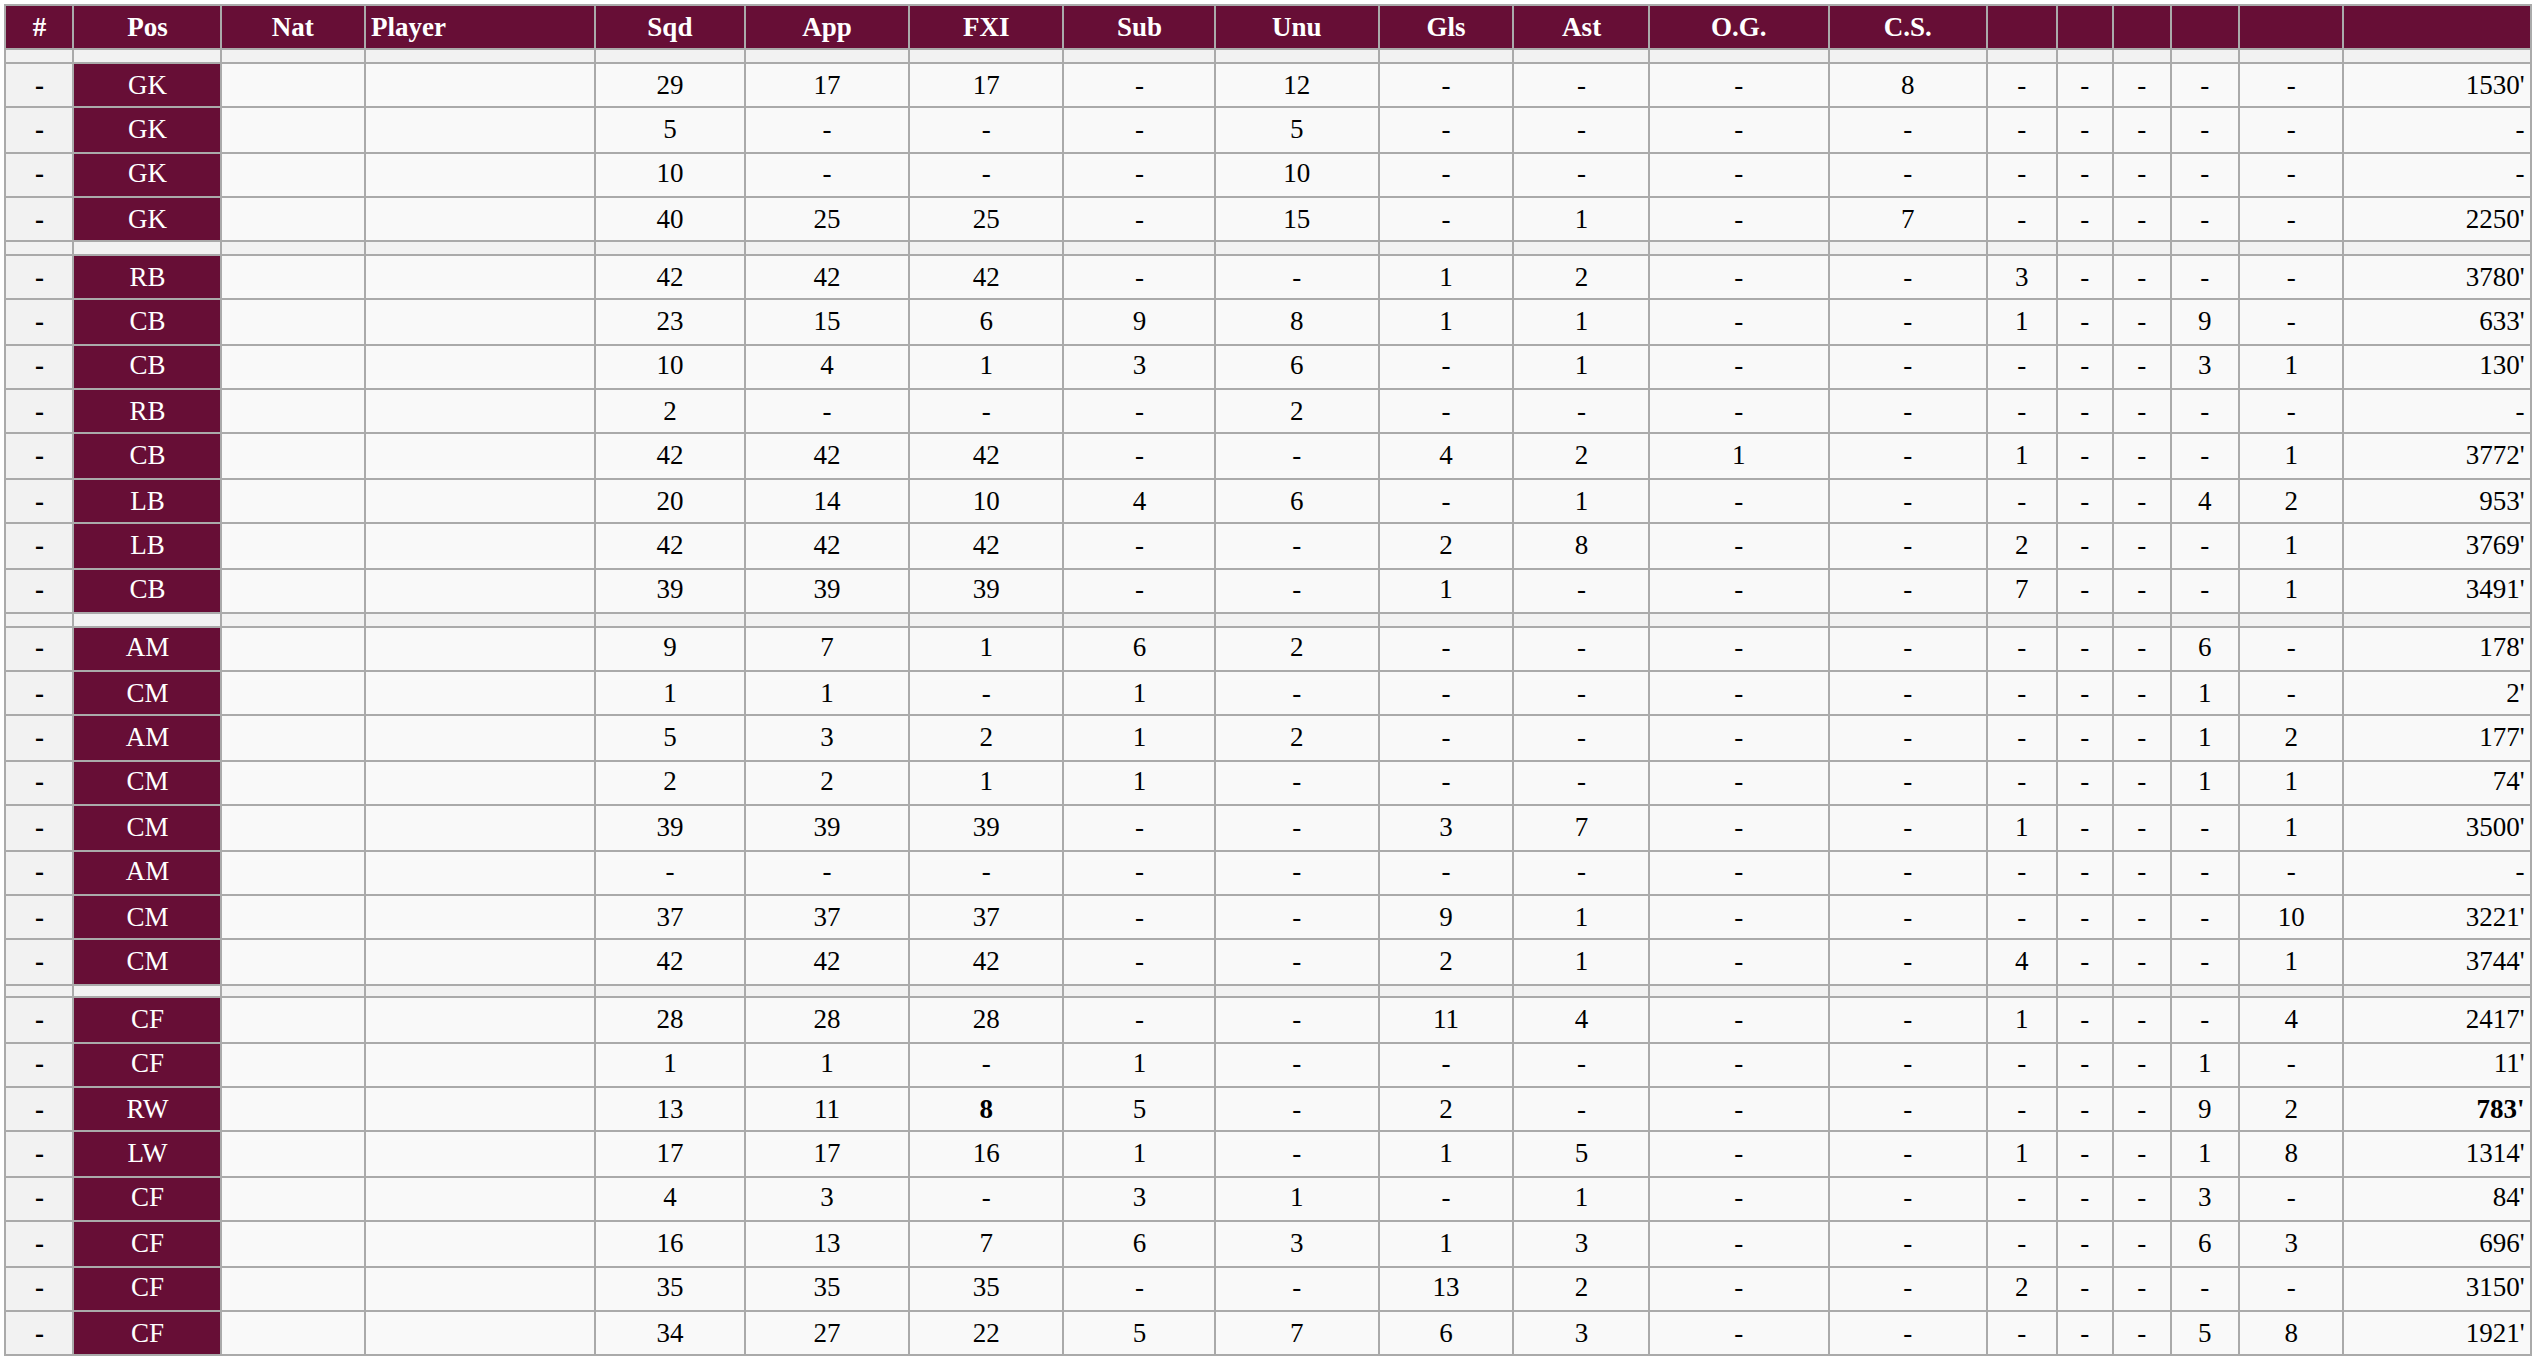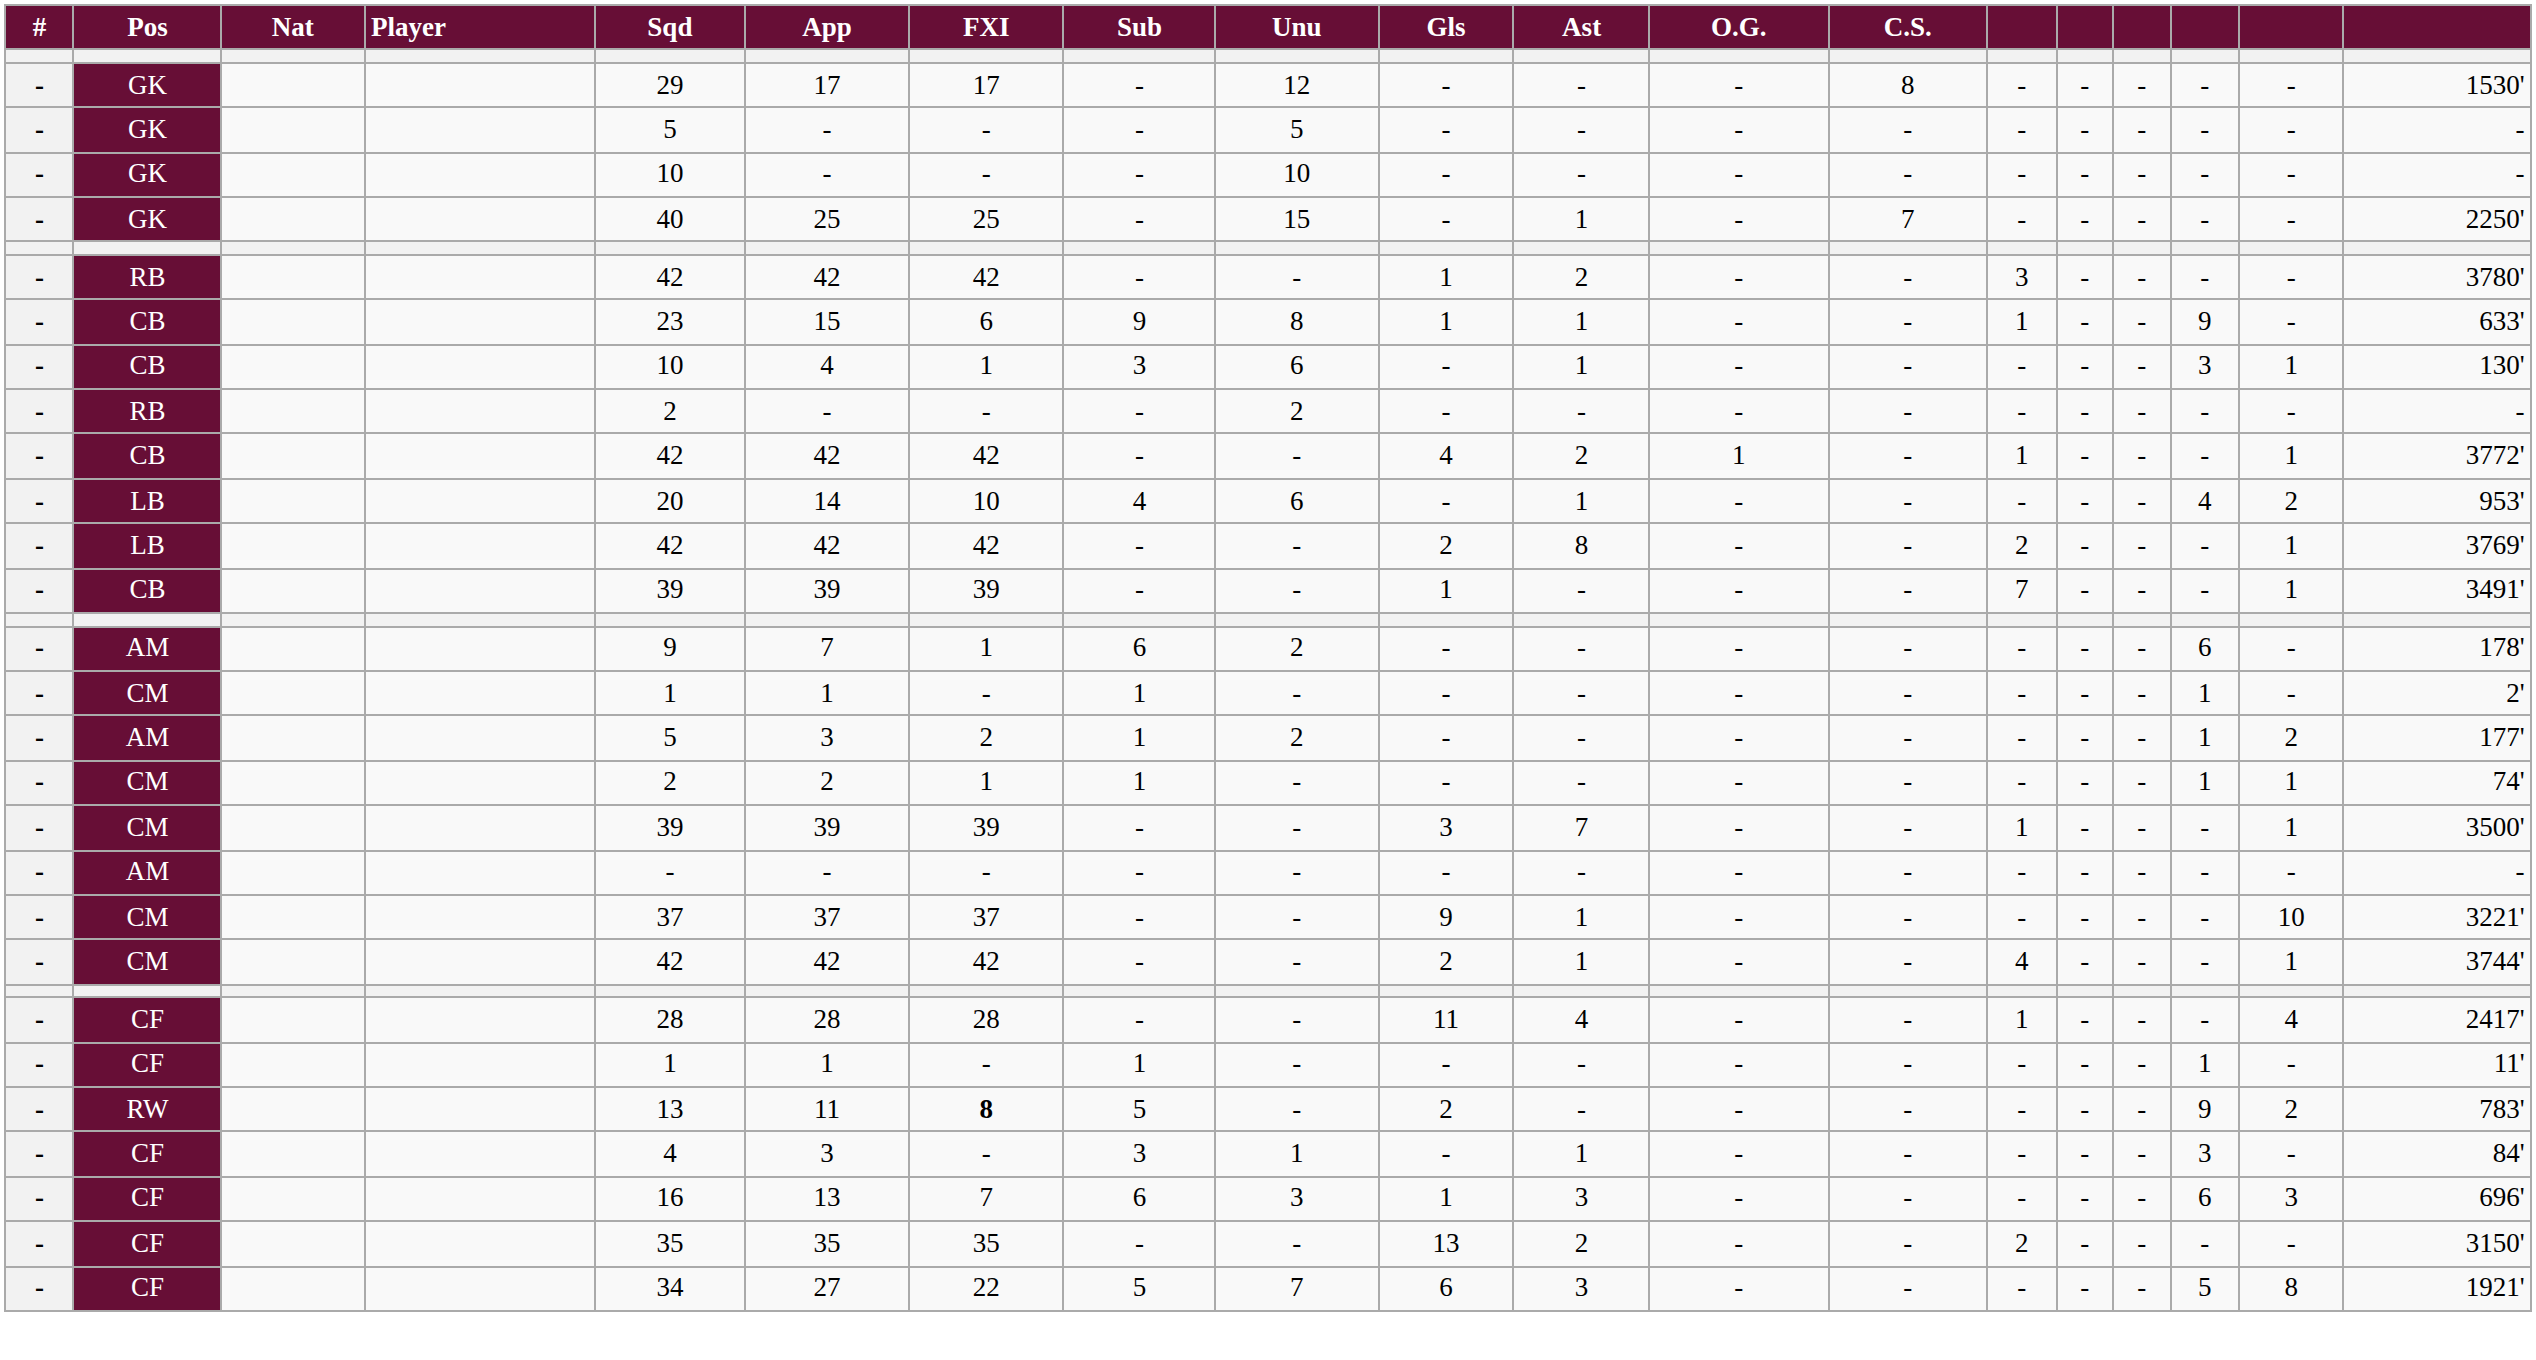(2501, 1108) bold -> (2502, 1108) normal
- row: (39, 1153)
